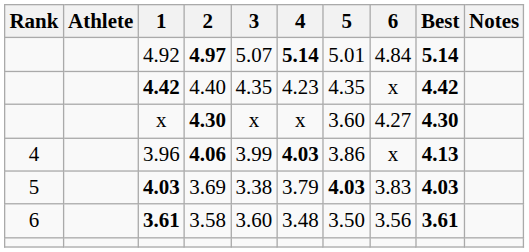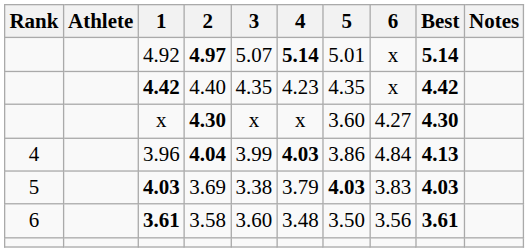(393, 54) 4.84 -> (393, 54) x
(208, 154) 4.06 -> (208, 154) 4.04
(393, 154) x -> (393, 154) 4.84
